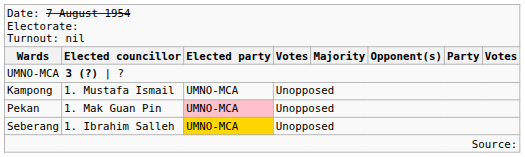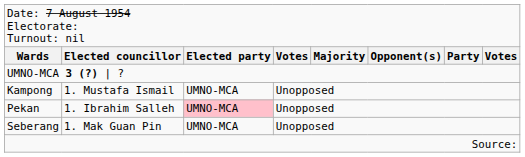(113, 108) 1. Mak Guan Pin -> (119, 108) 1. Ibrahim Salleh
(119, 126) 1. Ibrahim Salleh -> (113, 126) 1. Mak Guan Pin
(212, 126) gold background -> (212, 126) no background
